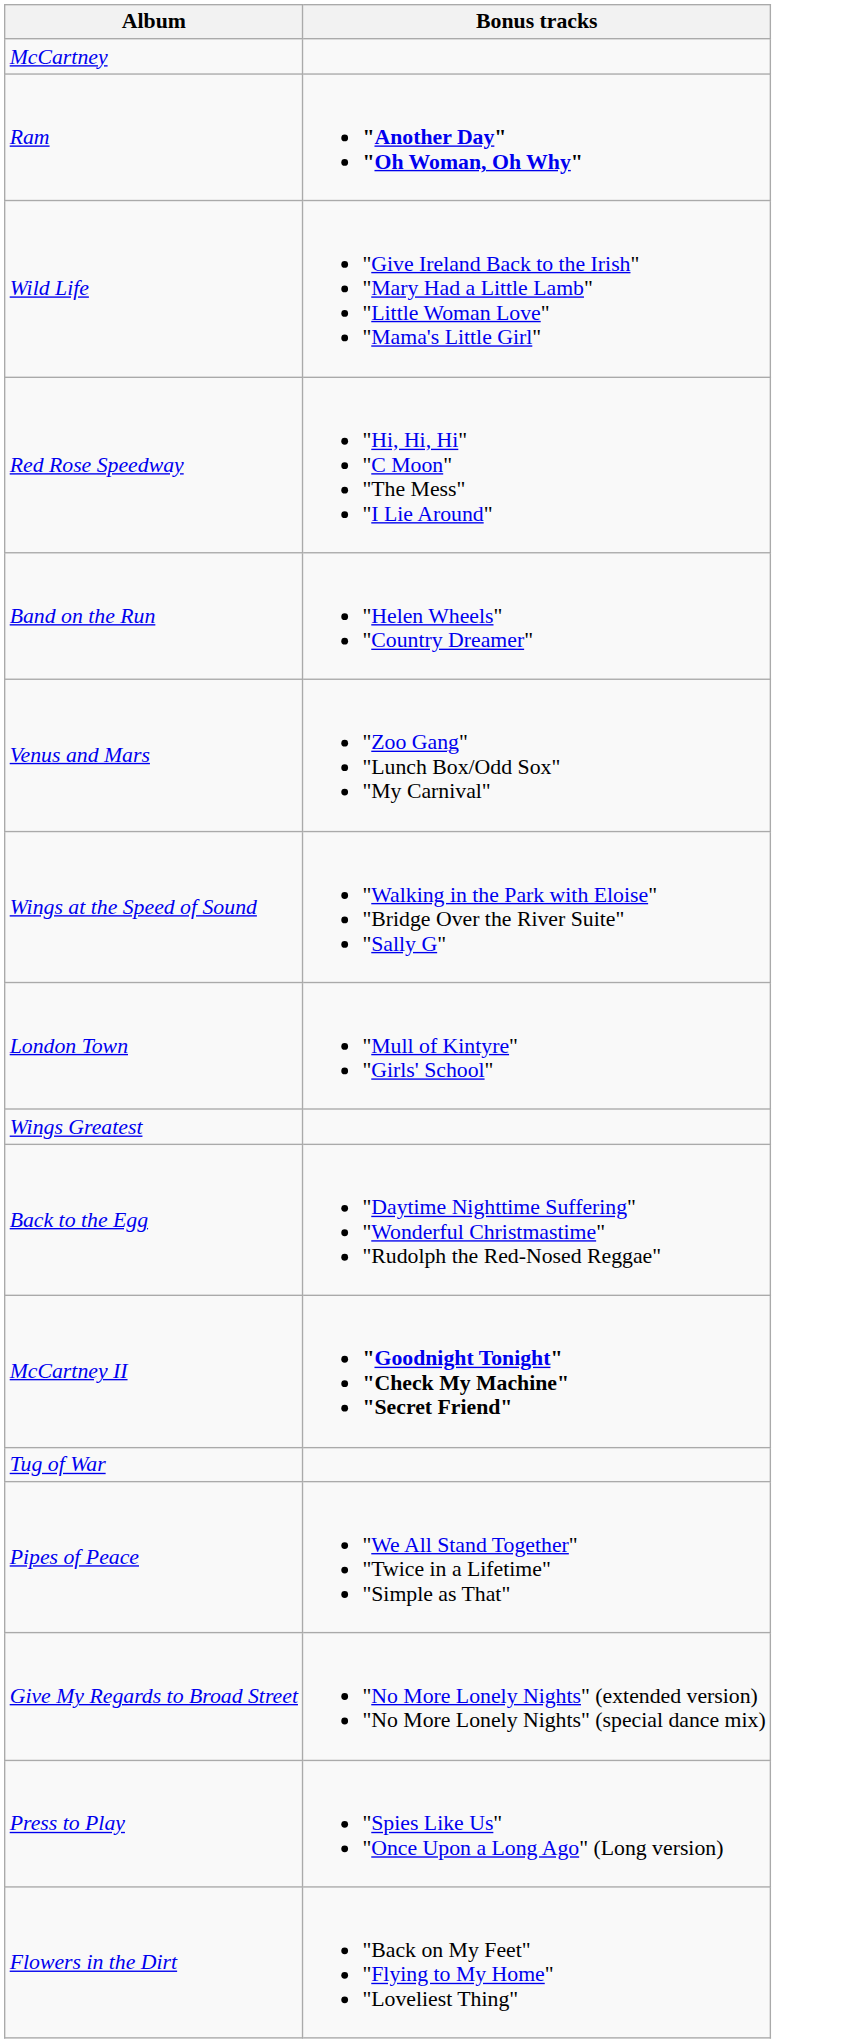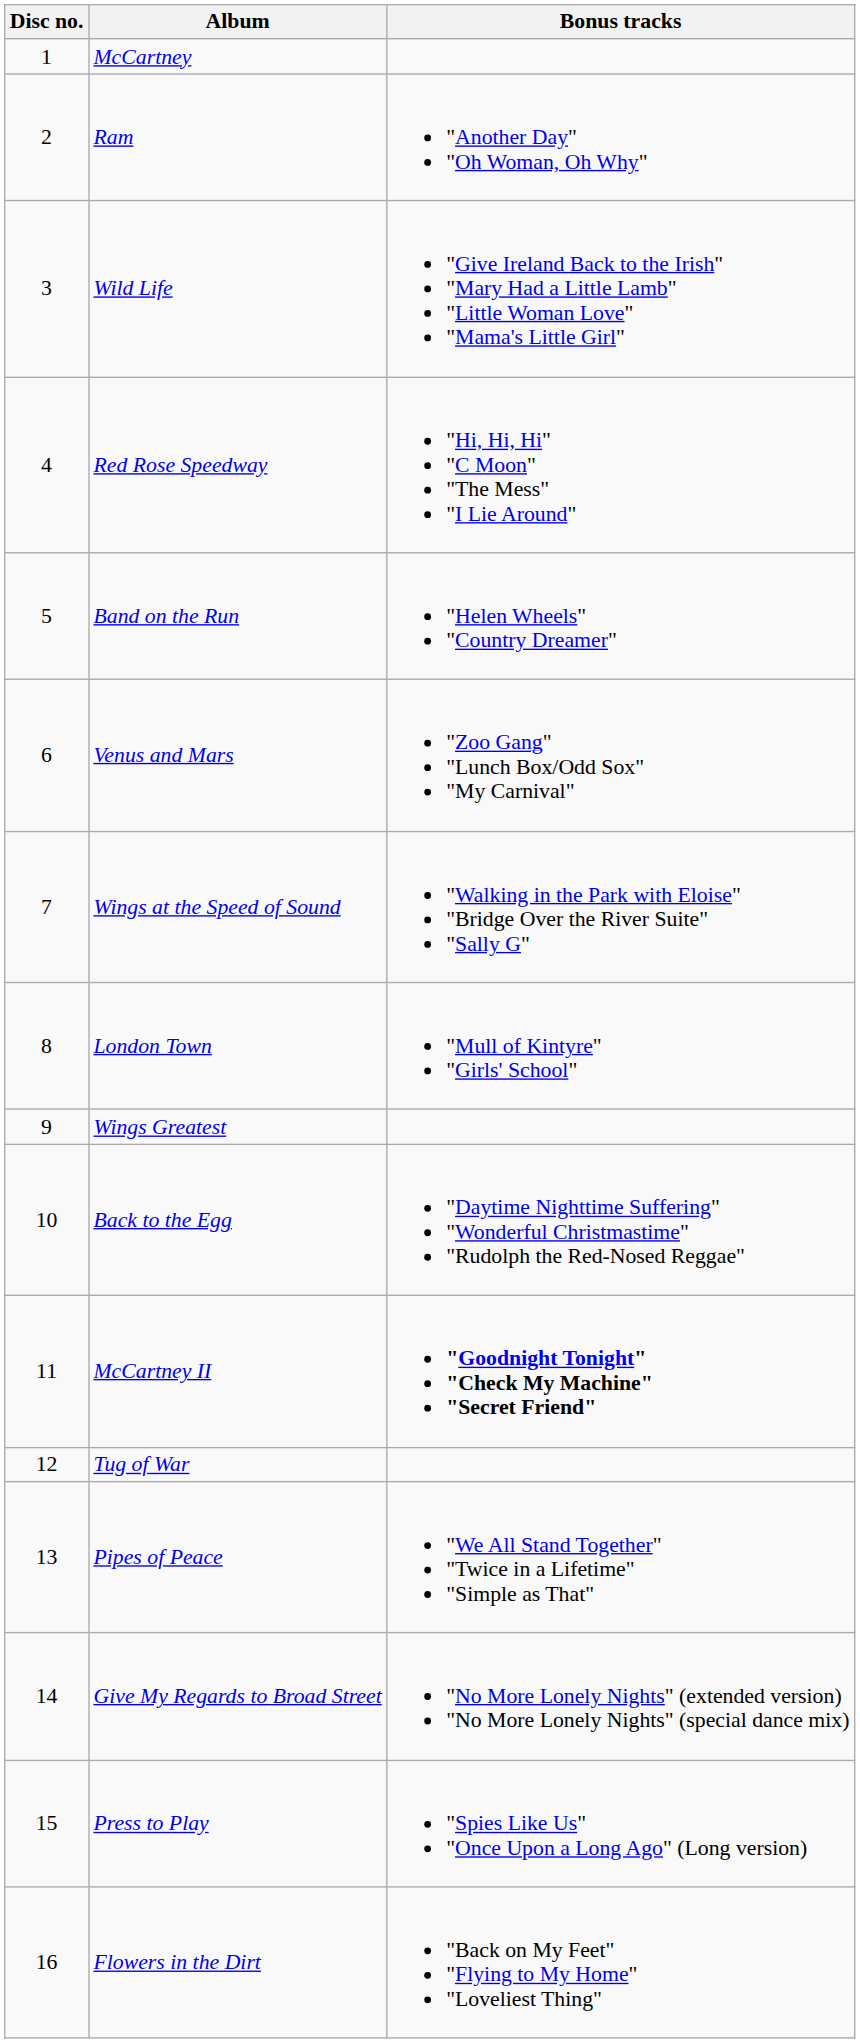+ column: (47, 21)
(537, 149) bold -> (621, 149) normal
